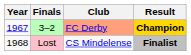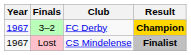(86, 27) lightsalmon background -> (86, 27) no background
(17, 43) 1968 -> (17, 43) 1967
